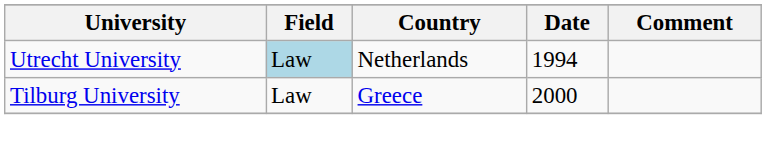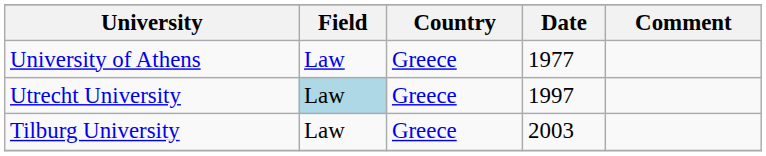+ row: (105, 58)
(413, 58) Netherlands -> (424, 95) Greece
(555, 58) 1994 -> (551, 95) 1997
(555, 95) 2000 -> (551, 131) 2003
